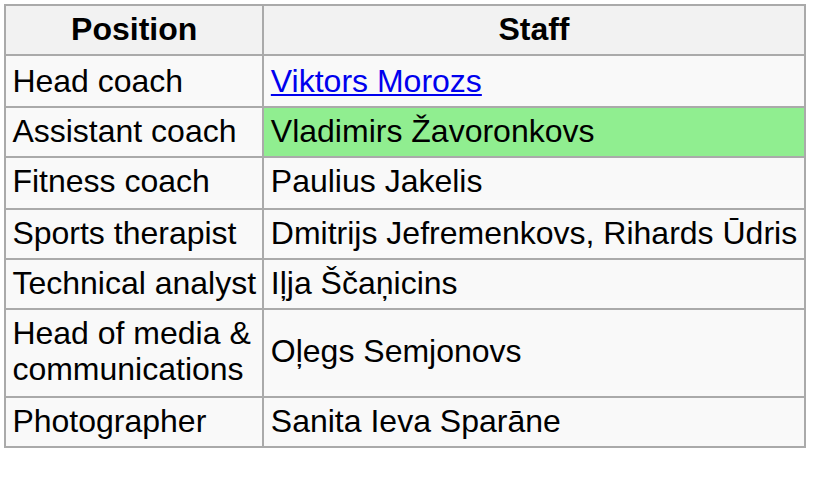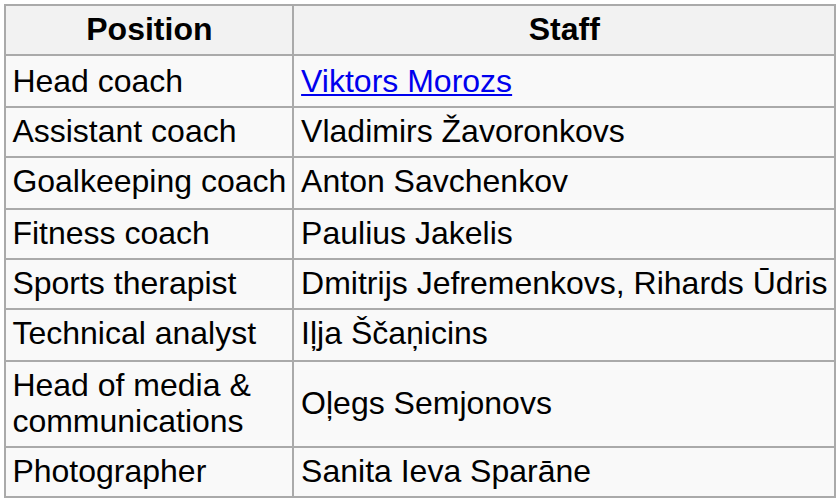(433, 131) lightgreen background -> (463, 131) no background
+ row: (149, 182)
